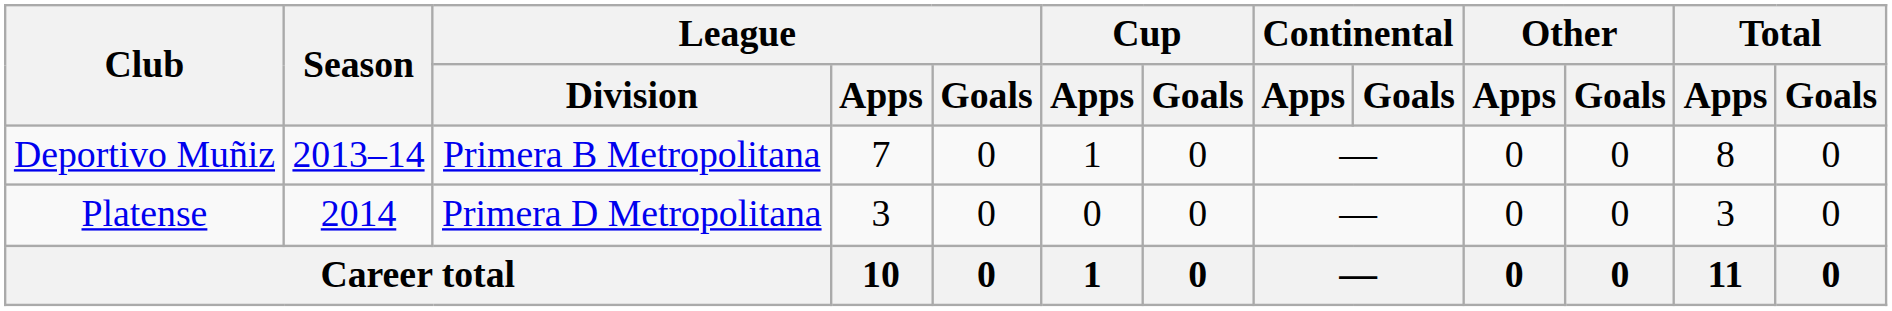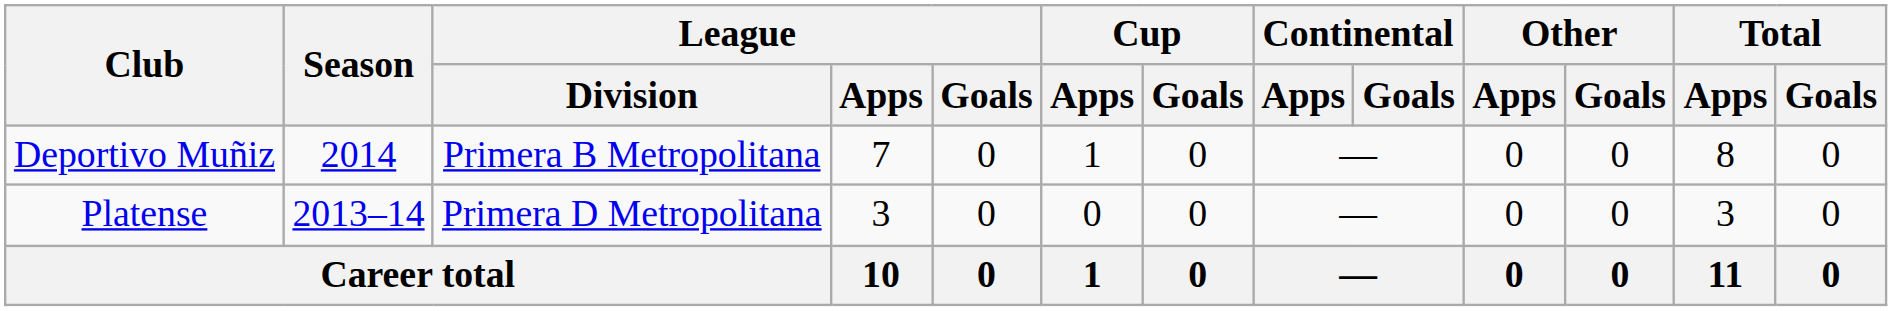(359, 154) 2013–14 -> (359, 154) 2014
(359, 214) 2014 -> (359, 214) 2013–14
